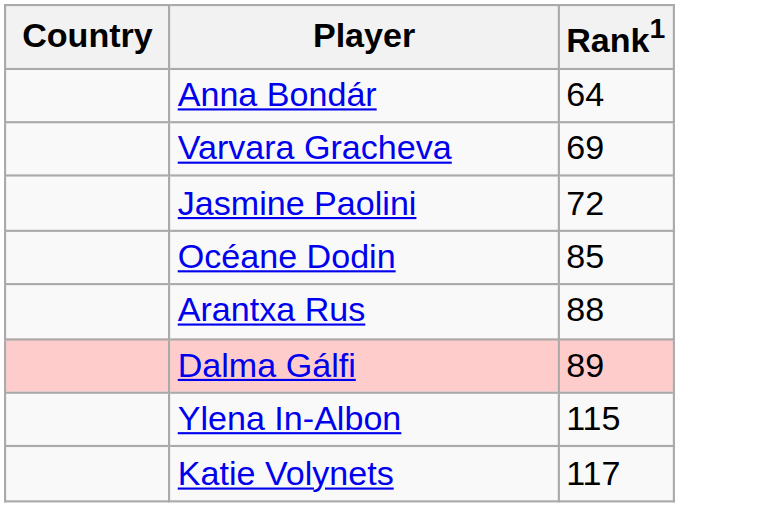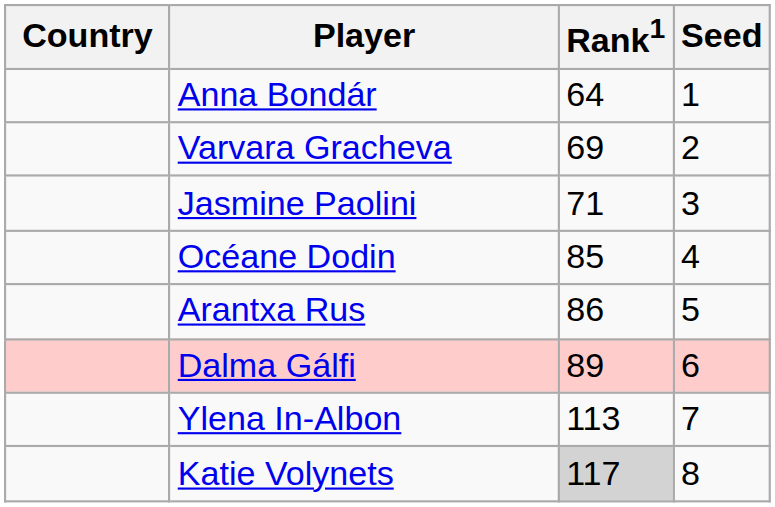+ column: (722, 36)
(585, 202) 72 -> (585, 202) 71
(585, 310) 88 -> (585, 310) 86
(593, 419) 115 -> (593, 419) 113
(593, 473) no background -> (593, 473) lightgrey background
